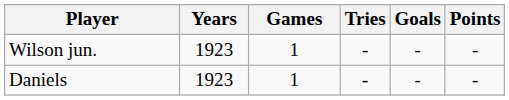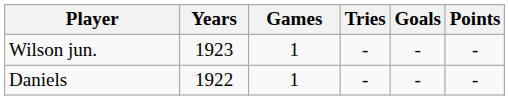(214, 79) 1923 -> (214, 79) 1922
